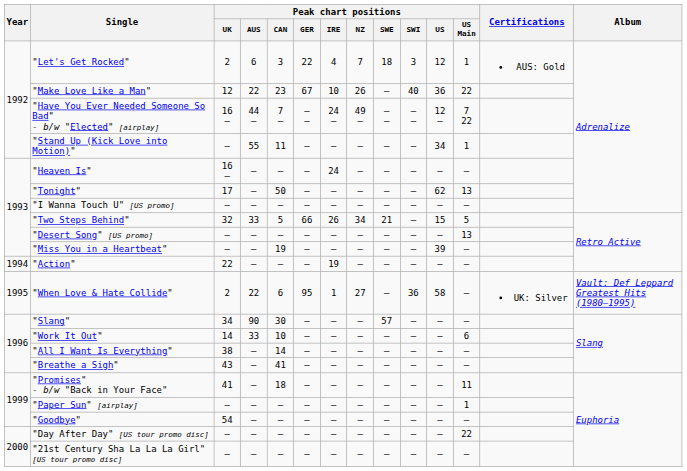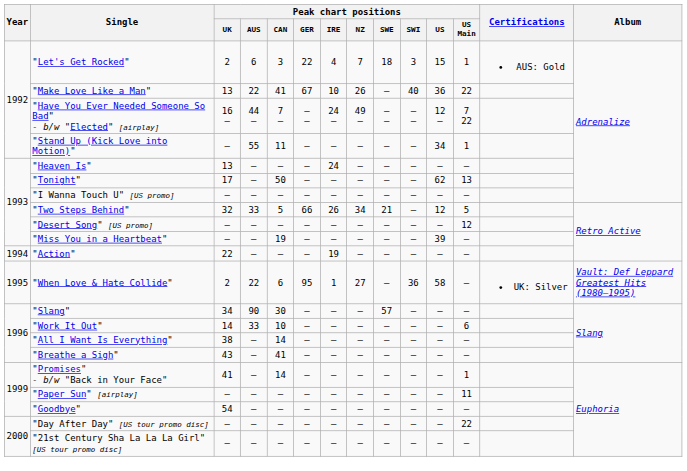(440, 62) 12 -> (440, 62) 15
(227, 91) 12 -> (227, 91) 13
(280, 91) 23 -> (280, 91) 41
(227, 171) 16 — -> (227, 166) 13
(440, 220) 15 -> (440, 210) 12
(467, 235) 13 -> (467, 224) 12
(280, 385) 18 -> (280, 375) 14
(467, 385) 11 -> (467, 375) 1
(467, 405) 1 -> (467, 394) 11
